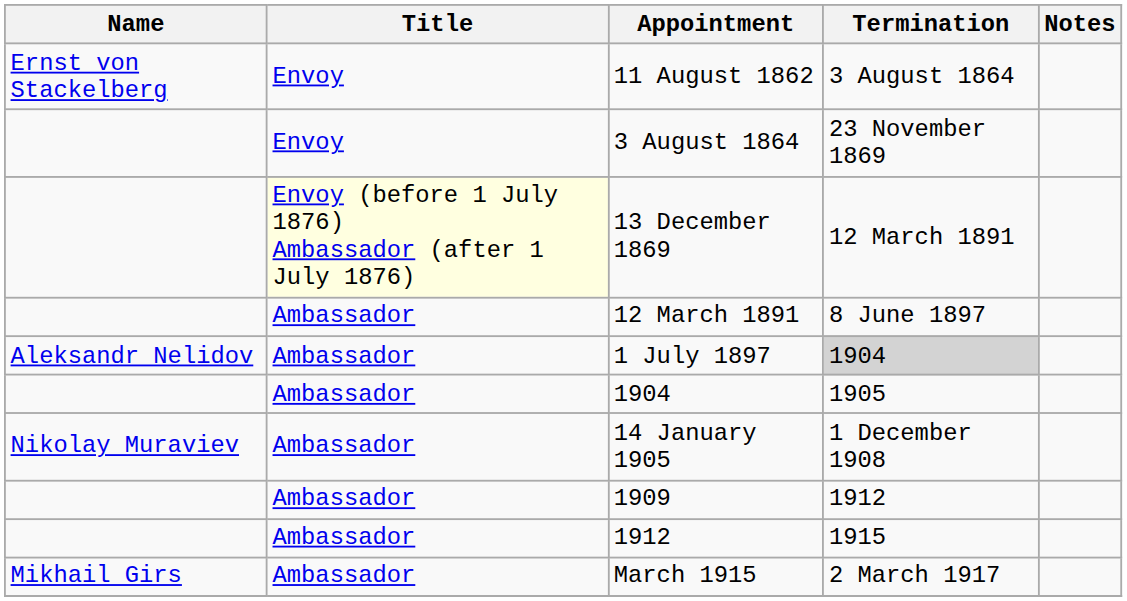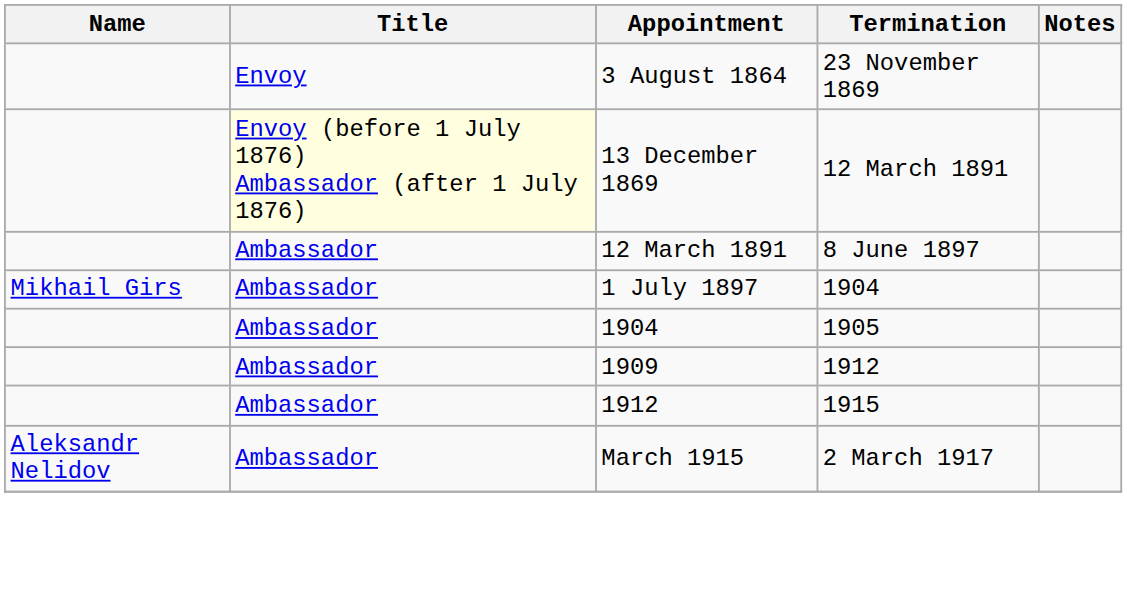- row: (714, 77)
(132, 355) Aleksandr Nelidov -> (96, 289) Mikhail Girs
(858, 355) lightgrey background -> (851, 289) no background
- row: (685, 447)
(96, 577) Mikhail Girs -> (75, 458) Aleksandr Nelidov
